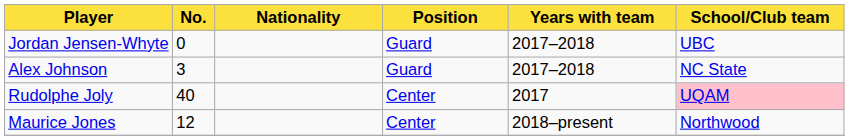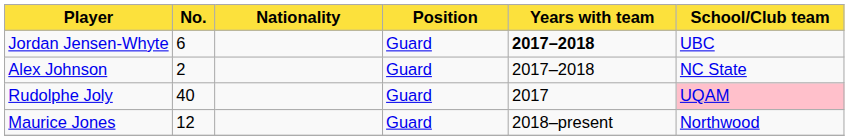(181, 43) 0 -> (181, 43) 6
(553, 43) normal -> (553, 43) bold
(181, 69) 3 -> (181, 69) 2
(411, 95) Center -> (409, 95) Guard
(411, 122) Center -> (409, 122) Guard
